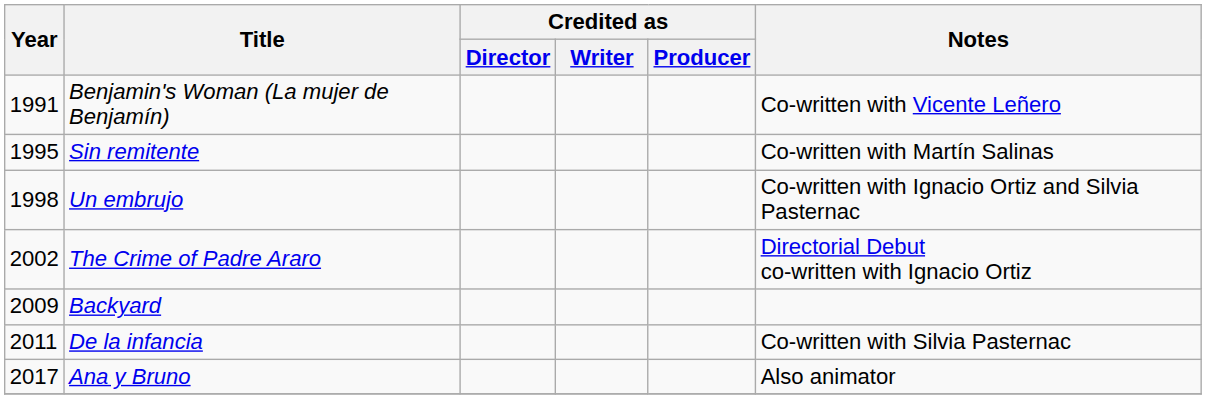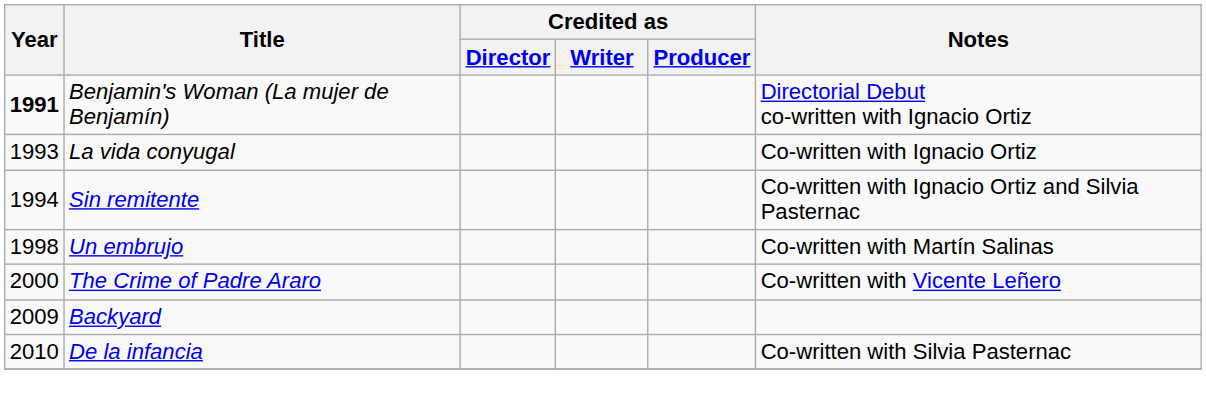(34, 104) normal -> (34, 104) bold
(911, 104) Co-written with Vicente Leñero -> (896, 104) Directorial Debut co-written with Ignacio Ortiz
+ row: (152, 151)
(34, 151) 1995 -> (34, 199) 1994
(907, 151) Co-written with Martín Salinas -> (950, 199) Co-written with Ignacio Ortiz and Silvia Pasternac
(950, 199) Co-written with Ignacio Ortiz and Silvia Pasternac -> (907, 246) Co-written with Martín Salinas
(34, 259) 2002 -> (34, 281) 2000
(896, 259) Directorial Debut co-written with Ignacio Ortiz -> (911, 281) Co-written with Vicente Leñero
(34, 341) 2011 -> (34, 351) 2010
- row: (130, 376)
